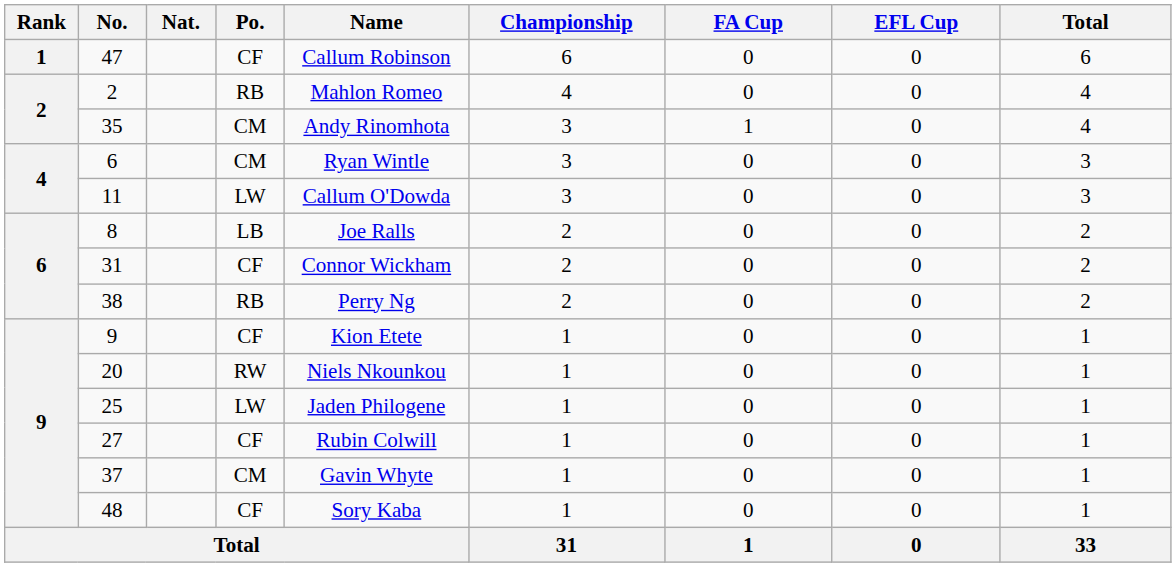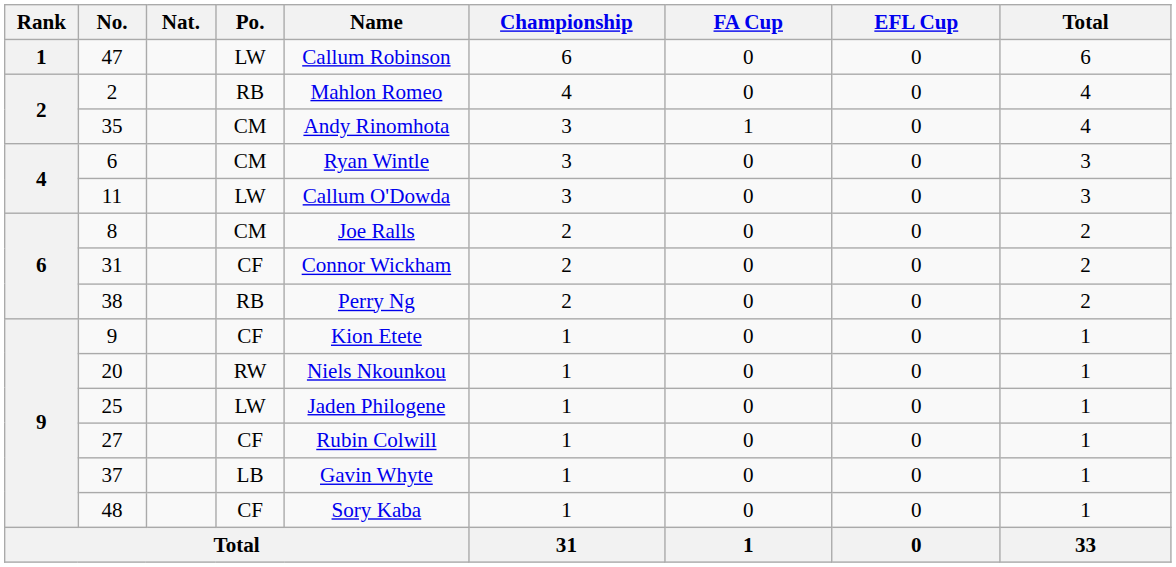(250, 56) CF -> (250, 56) LW
(250, 231) LB -> (250, 231) CM
(250, 474) CM -> (250, 474) LB
